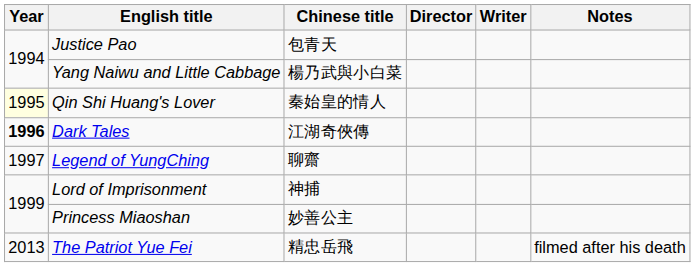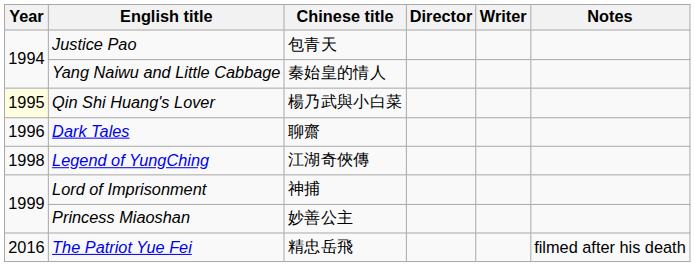(345, 73) 楊乃武與小白菜 -> (337, 73) 秦始皇的情人
(337, 102) 秦始皇的情人 -> (345, 102) 楊乃武與小白菜
(26, 131) bold -> (26, 131) normal
(329, 131) 江湖奇俠傳 -> (304, 131) 聊齋
(26, 160) 1997 -> (26, 160) 1998
(304, 160) 聊齋 -> (329, 160) 江湖奇俠傳
(26, 247) 2013 -> (26, 247) 2016
